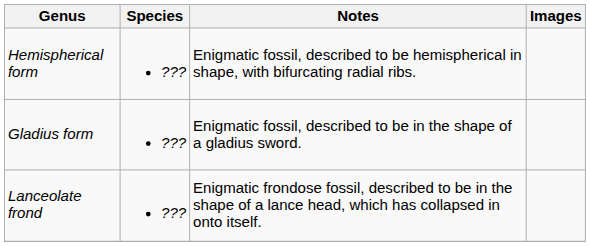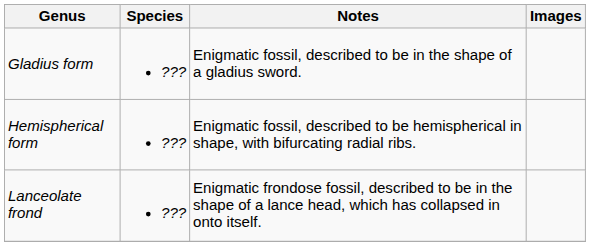rows swapped: (51, 134) <-> (56, 63)
